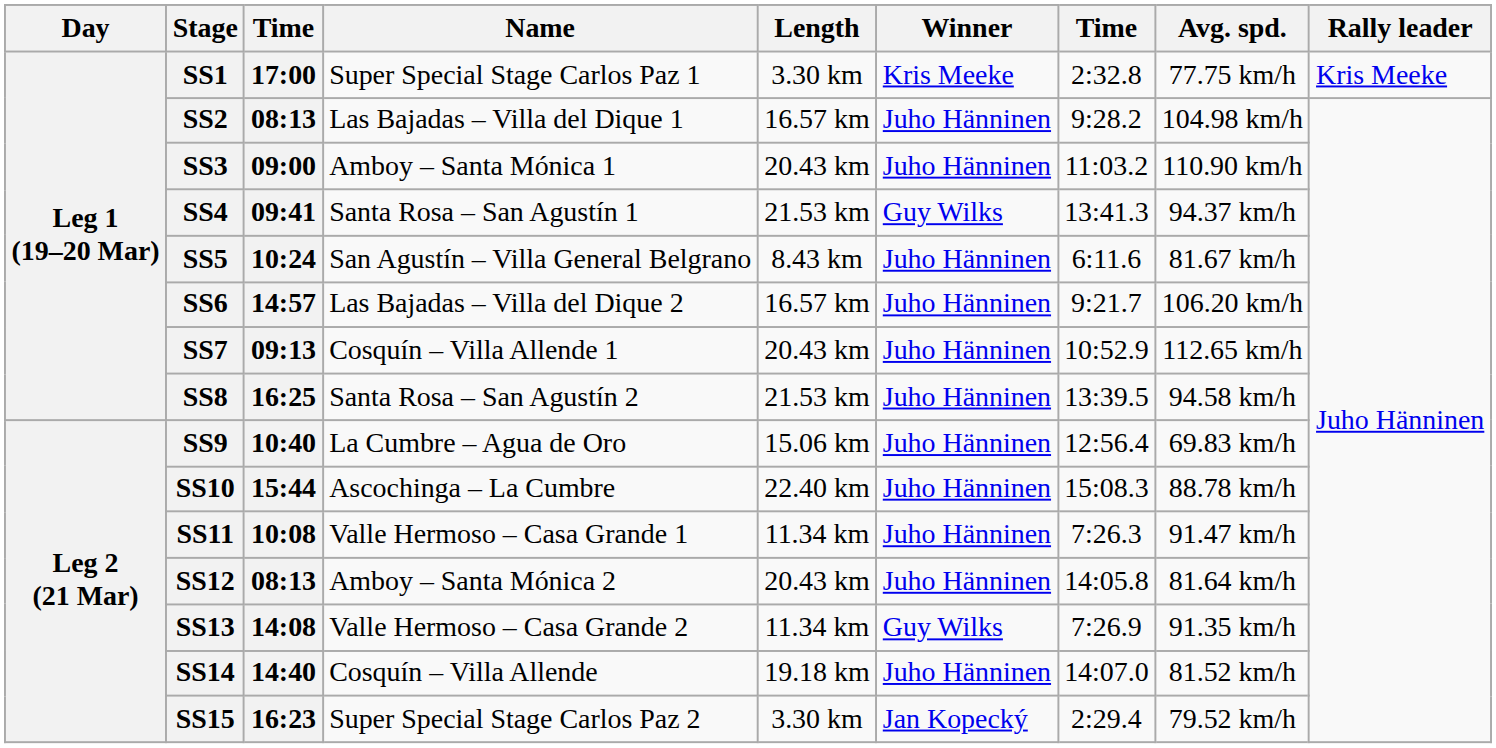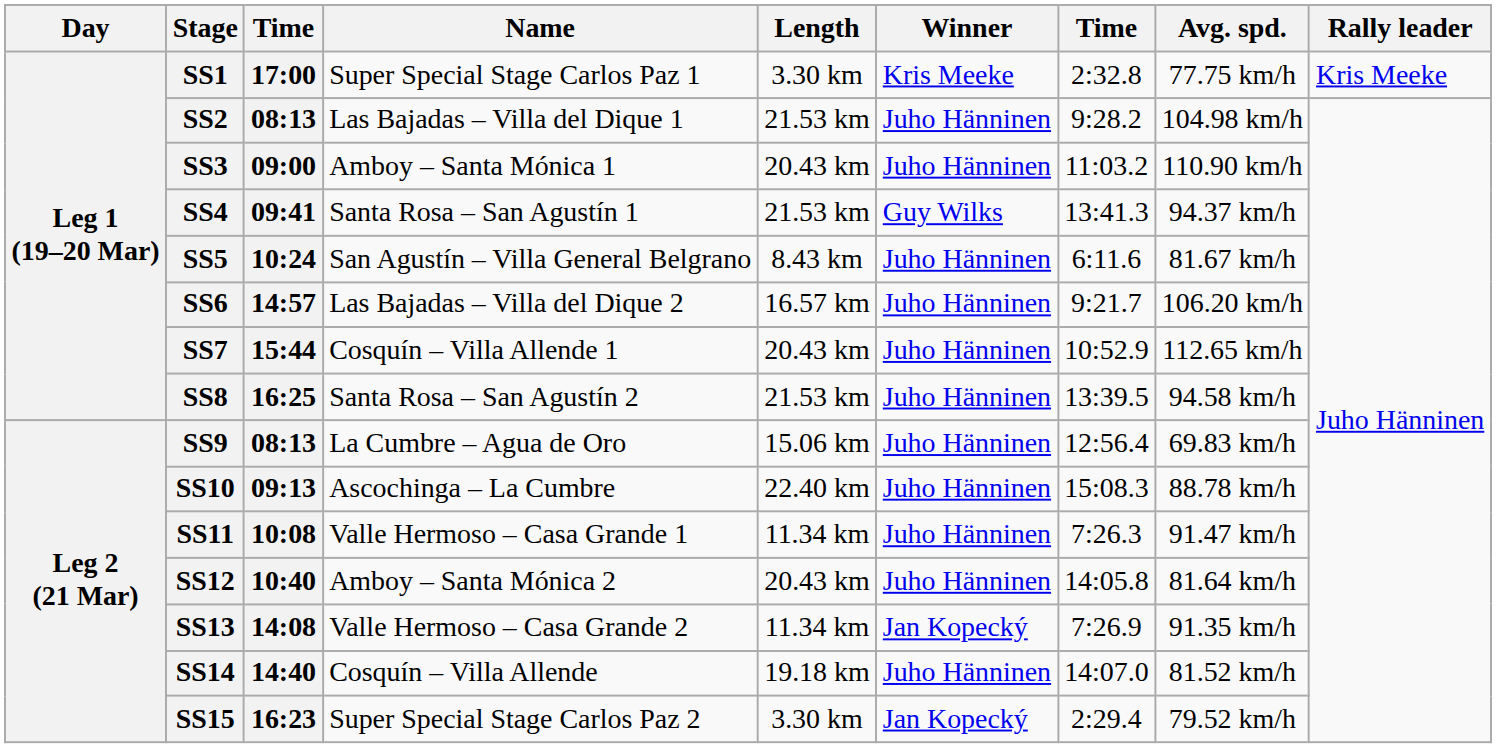(817, 120) 16.57 km -> (817, 120) 21.53 km
(283, 350) 09:13 -> (283, 350) 15:44
(283, 442) 10:40 -> (283, 442) 08:13
(283, 488) 15:44 -> (283, 488) 09:13
(283, 580) 08:13 -> (283, 580) 10:40
(943, 626) Guy Wilks -> (955, 626) Jan Kopecký
